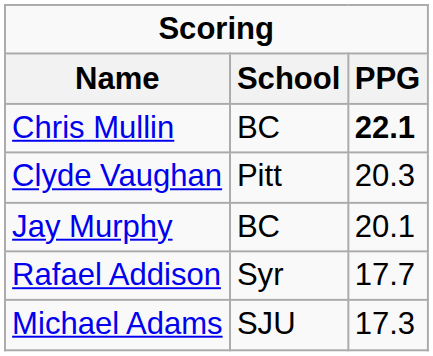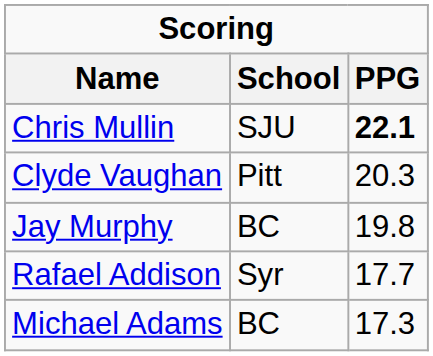(258, 127) BC -> (266, 127) SJU
(385, 226) 20.1 -> (385, 226) 19.8
(266, 324) SJU -> (258, 324) BC
